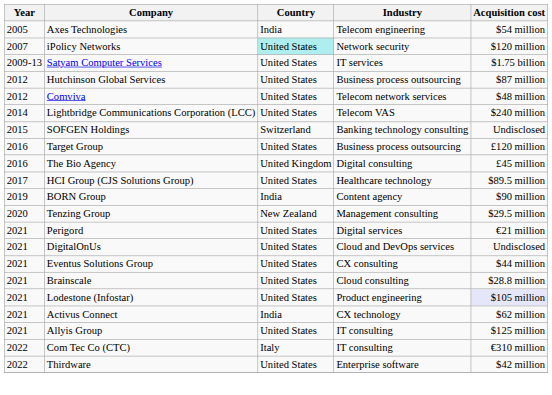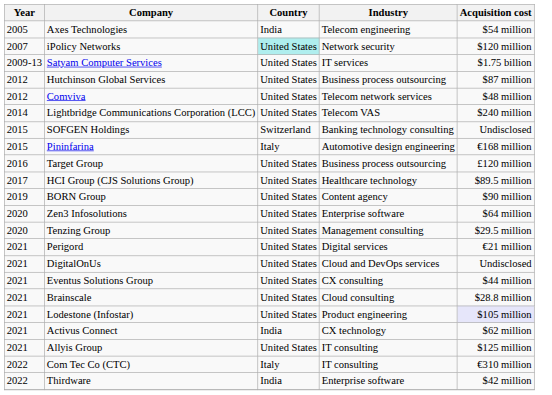+ row: (70, 146)
- row: (81, 163)
(271, 197) India -> (289, 197) United States
+ row: (87, 213)
(289, 213) New Zealand -> (289, 230) United States
(289, 364) United States -> (271, 381) India
